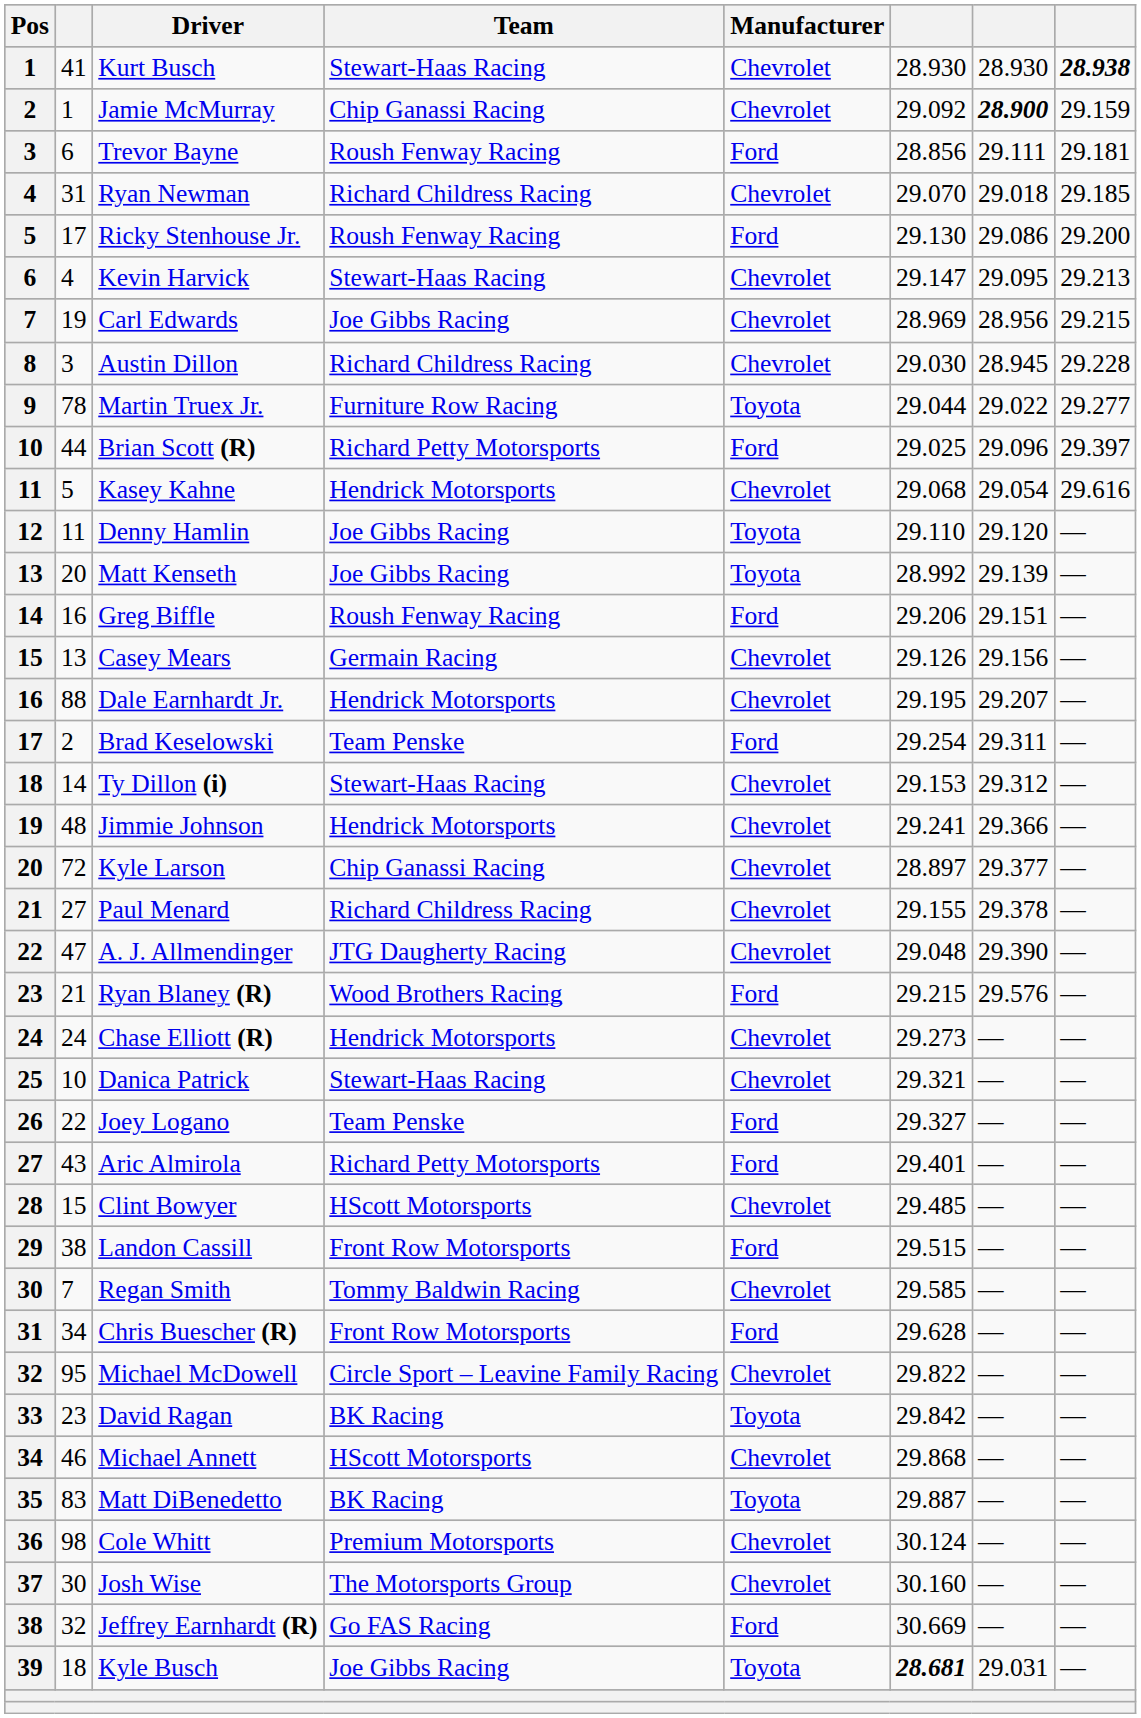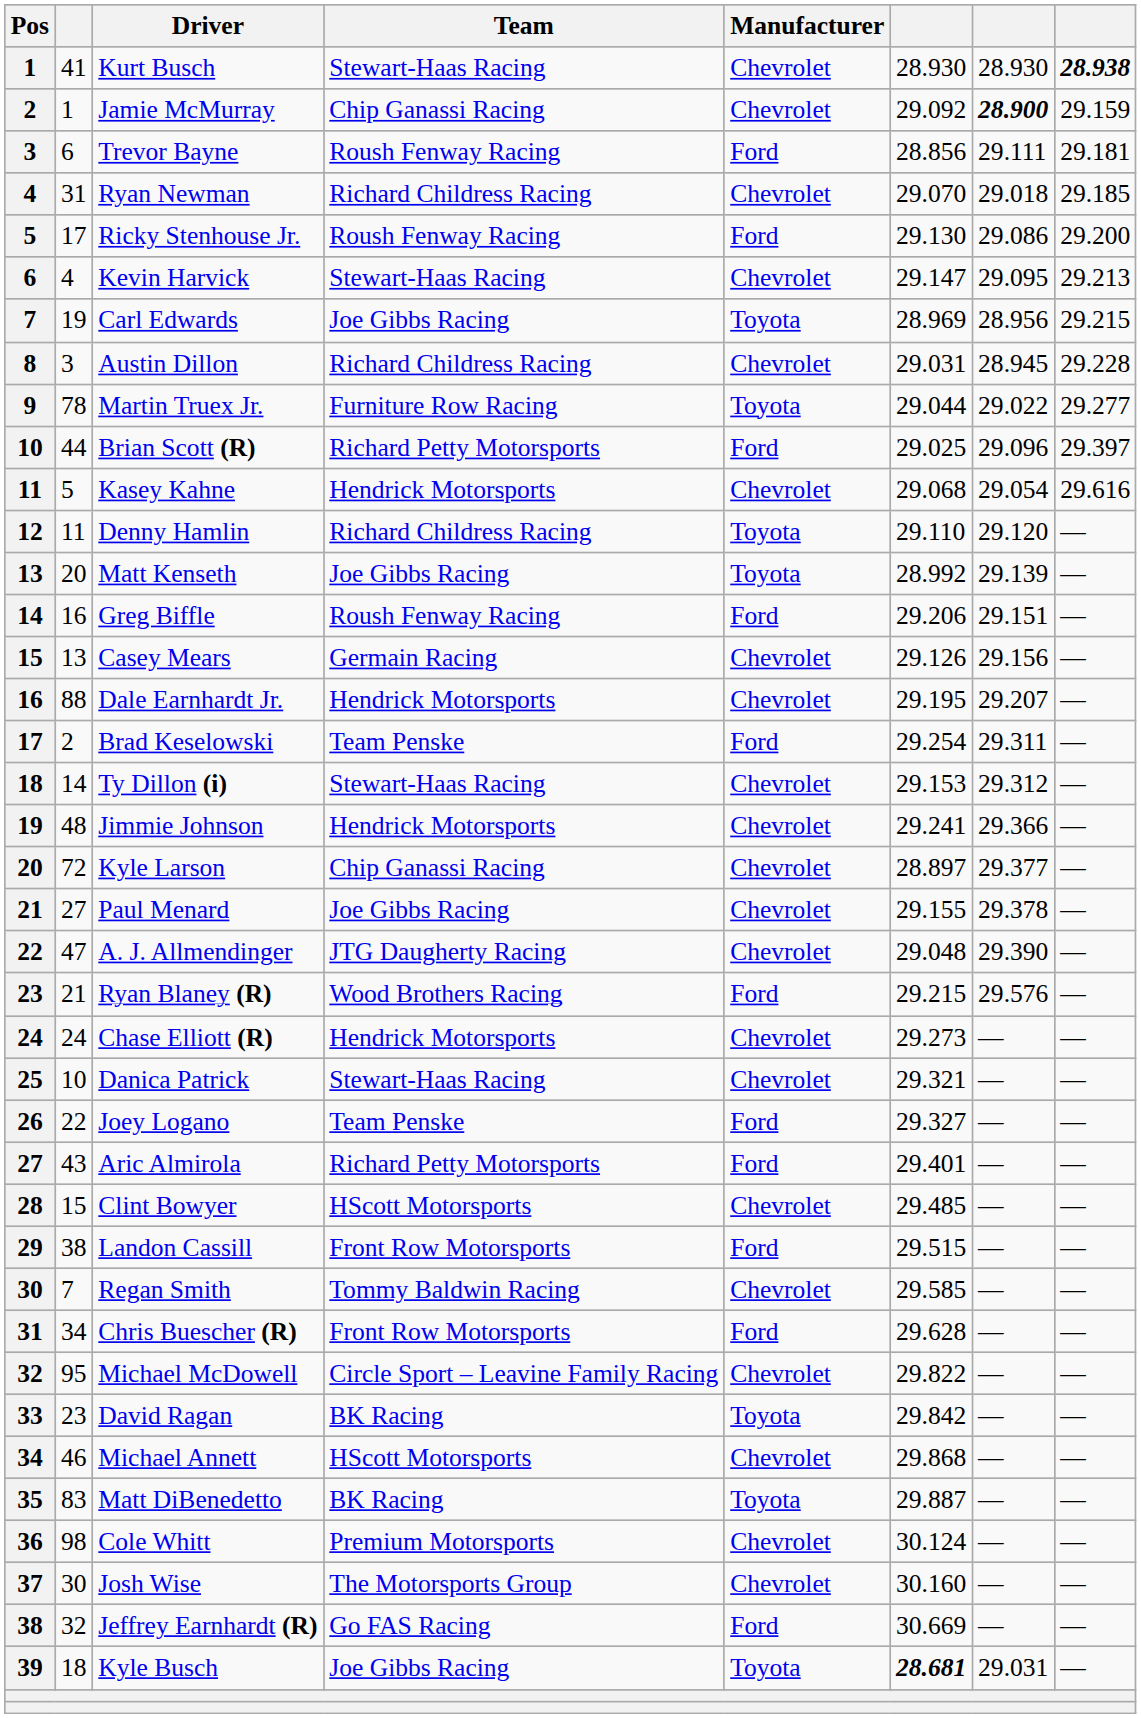(781, 320) Chevrolet -> (765, 320) Toyota
(931, 362) 29.030 -> (931, 362) 29.031
(419, 530) Joe Gibbs Racing -> (460, 530) Richard Childress Racing
(460, 909) Richard Childress Racing -> (419, 909) Joe Gibbs Racing
